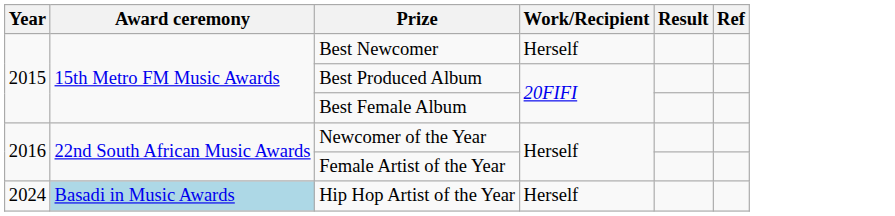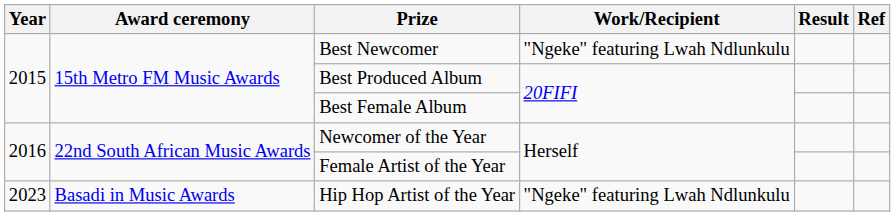(551, 48) Herself -> (657, 48) "Ngeke" featuring Lwah Ndlunkulu
(27, 195) 2024 -> (27, 195) 2023
(145, 195) lightblue background -> (145, 195) no background
(551, 195) Herself -> (657, 195) "Ngeke" featuring Lwah Ndlunkulu
